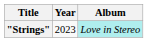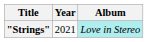(65, 29) 2023 -> (65, 29) 2021
